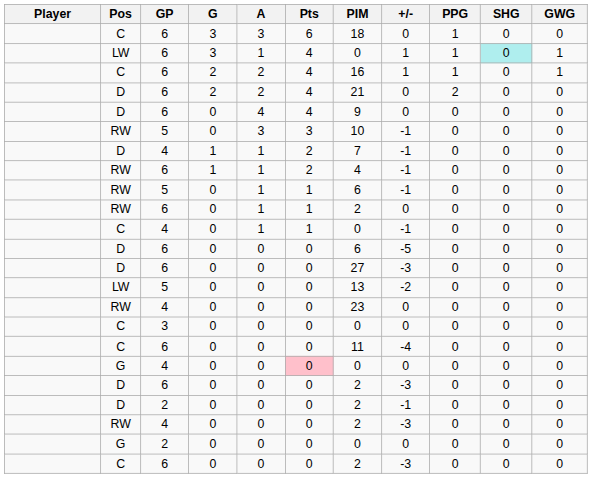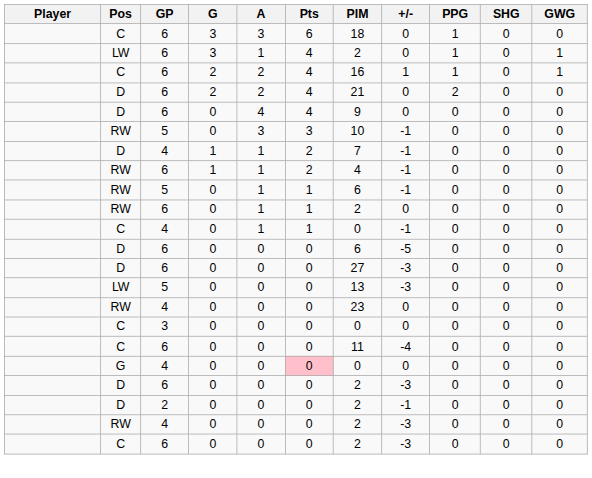(357, 53) 0 -> (357, 53) 2
(406, 53) 1 -> (406, 53) 0
(506, 53) paleturquoise background -> (506, 53) no background
(406, 287) -2 -> (406, 287) -3
- row: (121, 444)
